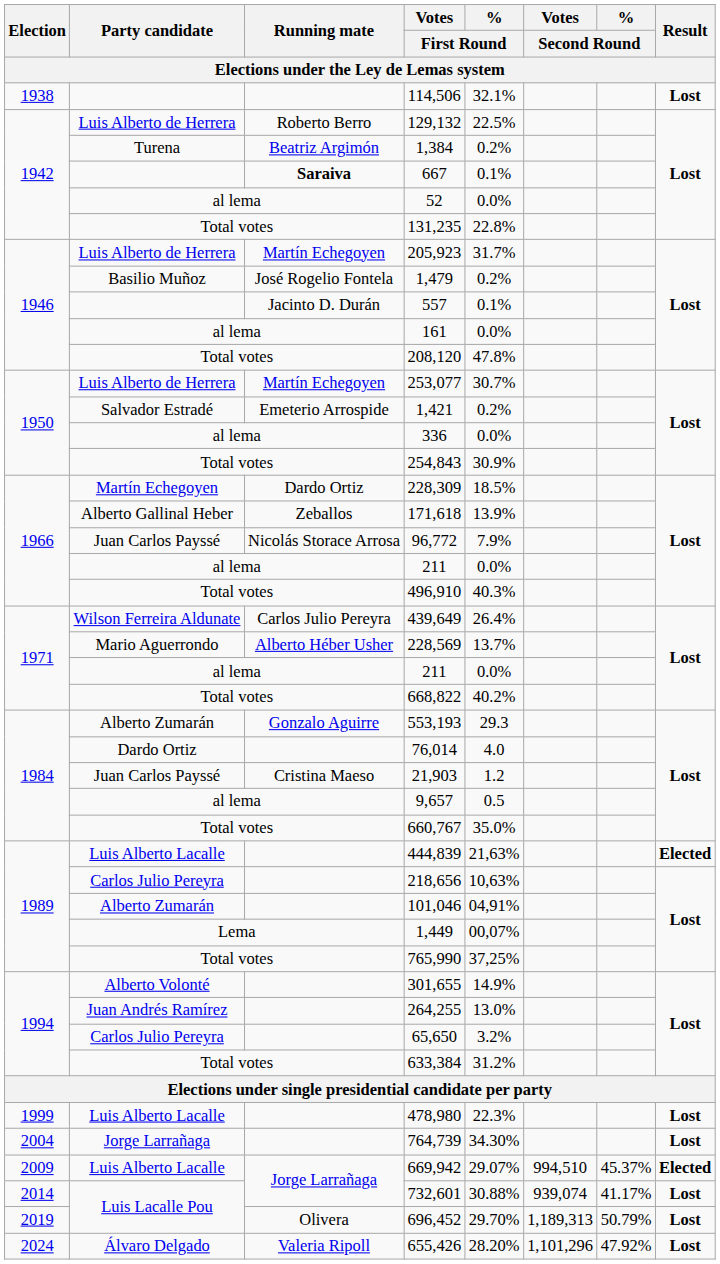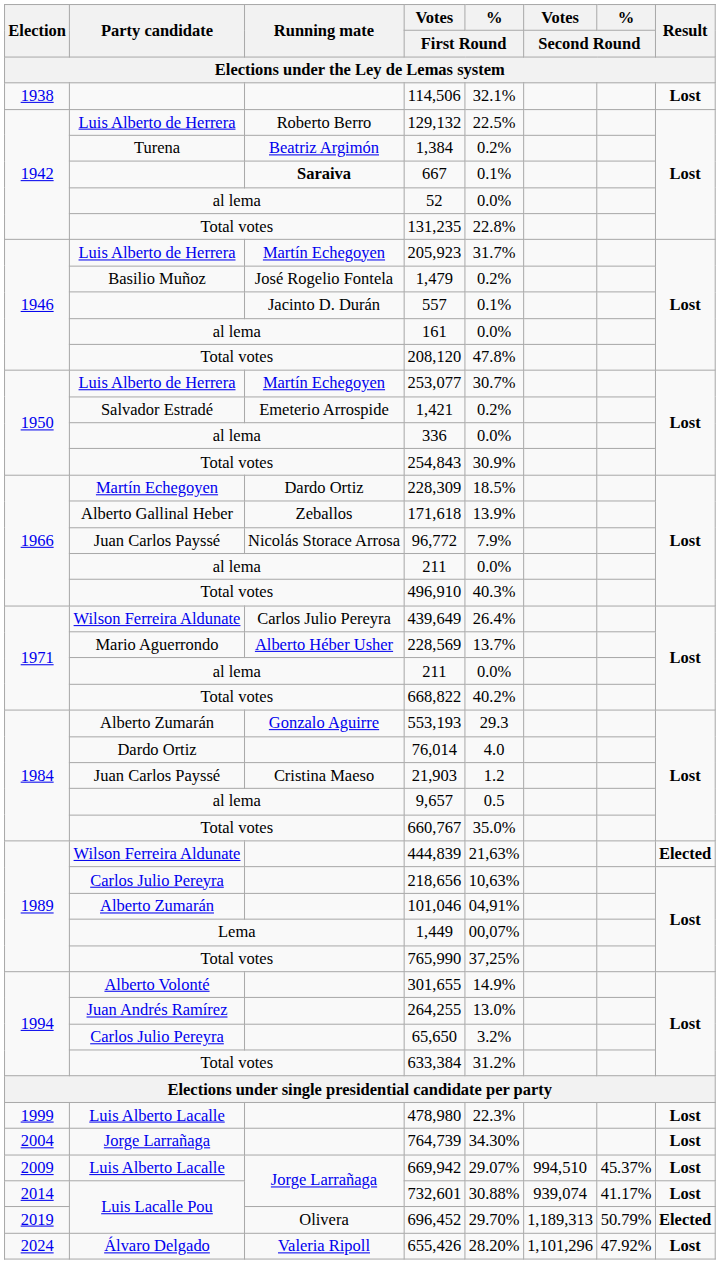(157, 853) Luis Alberto Lacalle -> (157, 853) Wilson Ferreira Aldunate
(685, 1167) Elected -> (685, 1167) Lost
(685, 1219) Lost -> (685, 1219) Elected
